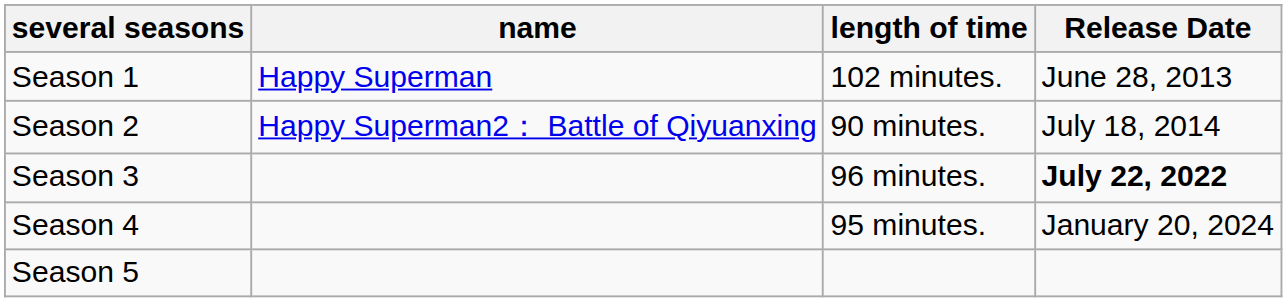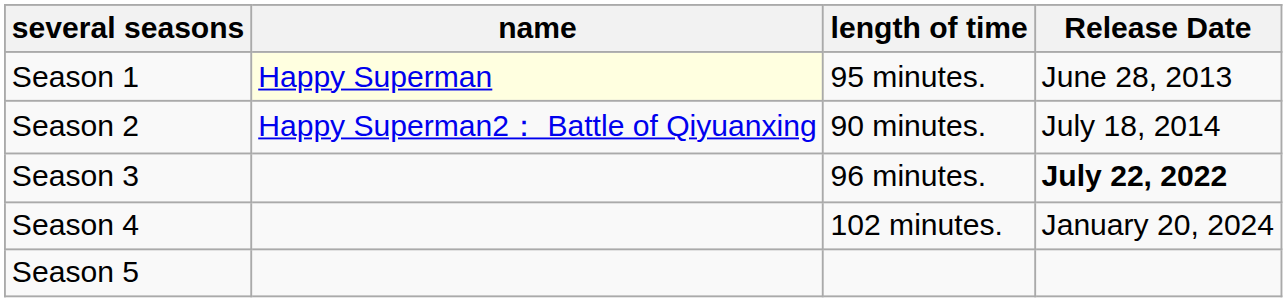(375, 76) no background -> (375, 76) lightyellow background
(917, 76) 102 minutes. -> (908, 76) 95 minutes.
(908, 224) 95 minutes. -> (917, 224) 102 minutes.
